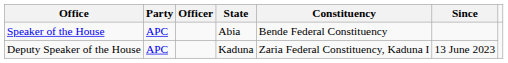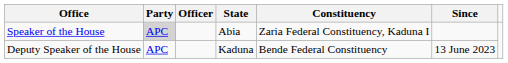(157, 31) no background -> (157, 31) lightgrey background
(323, 31) Bende Federal Constituency -> (344, 31) Zaria Federal Constituency, Kaduna I
(344, 49) Zaria Federal Constituency, Kaduna I -> (323, 49) Bende Federal Constituency
